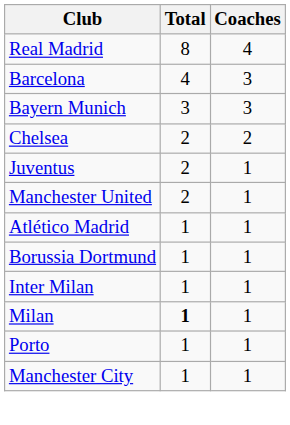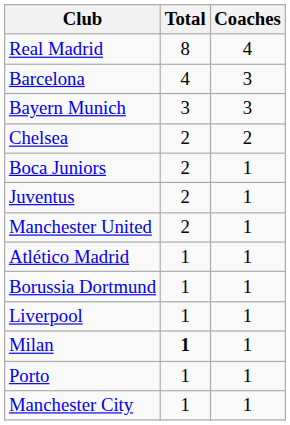+ row: (58, 167)
- row: (51, 286)
+ row: (46, 316)
